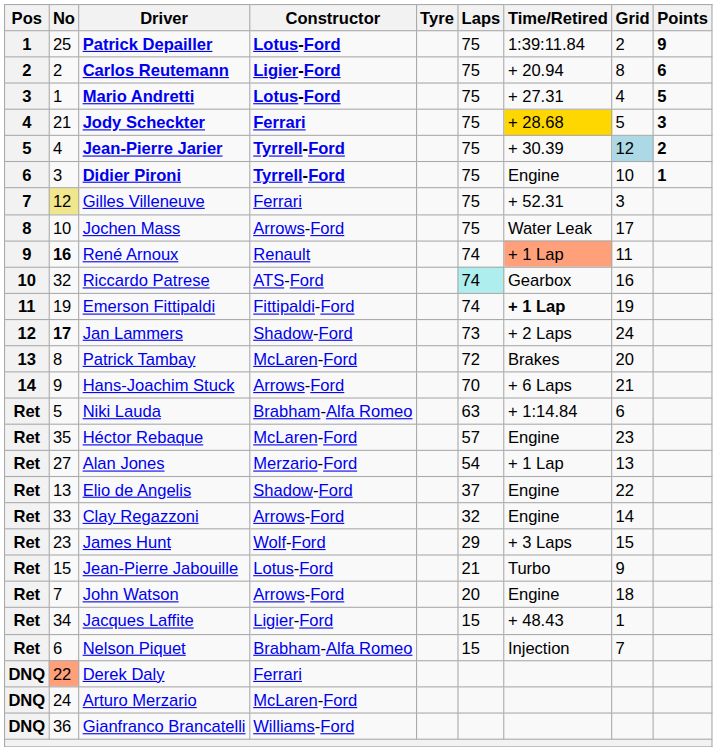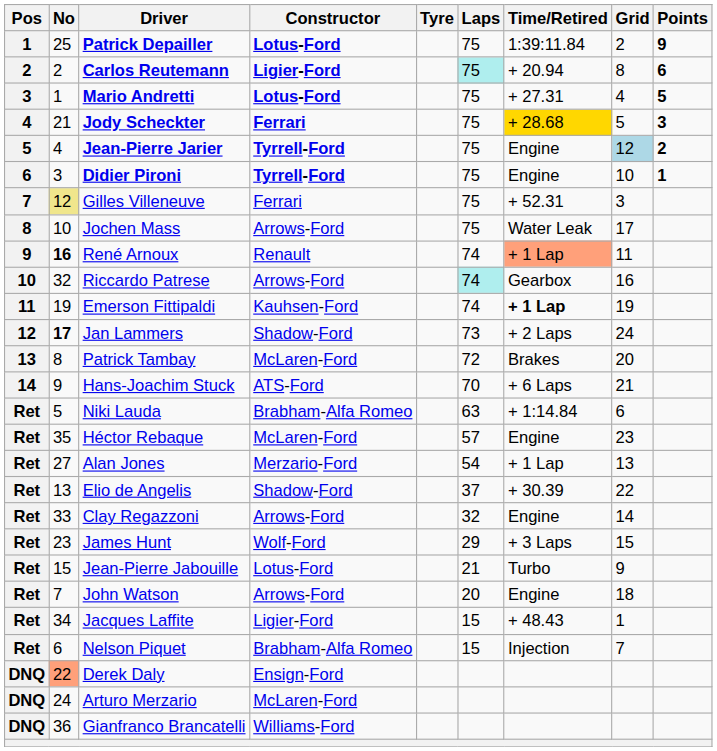(471, 70) no background -> (471, 70) paleturquoise background
(536, 149) + 30.39 -> (534, 149) Engine
(288, 280) ATS-Ford -> (299, 280) Arrows-Ford
(304, 306) Fittipaldi-Ford -> (306, 306) Kauhsen-Ford
(299, 385) Arrows-Ford -> (288, 385) ATS-Ford
(534, 490) Engine -> (536, 490) + 30.39
(278, 674) Ferrari -> (298, 674) Ensign-Ford
